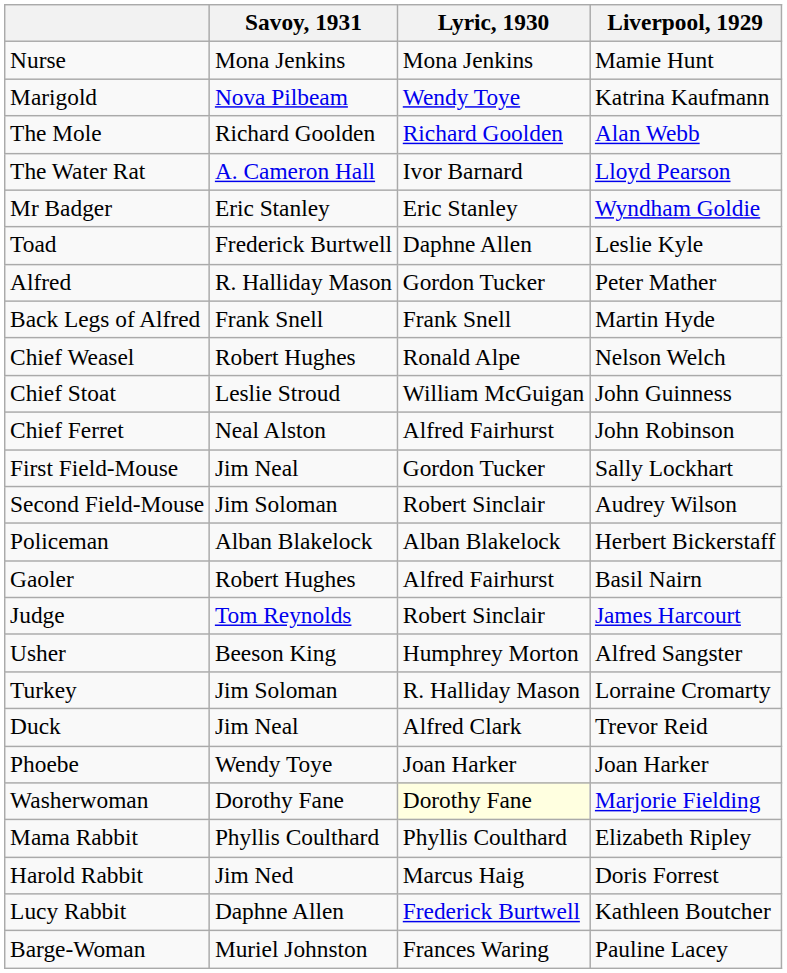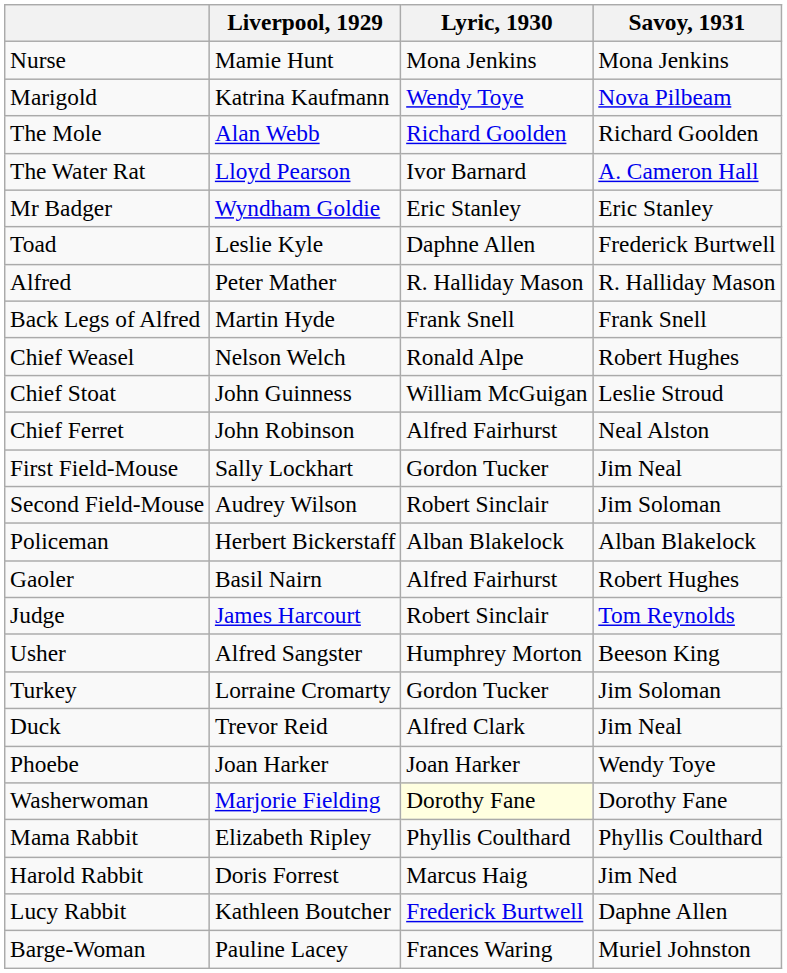columns swapped: (685, 23) <-> (303, 23)
(474, 282) Gordon Tucker -> (495, 282) R. Halliday Mason
(491, 689) R. Halliday Mason -> (477, 689) Gordon Tucker
